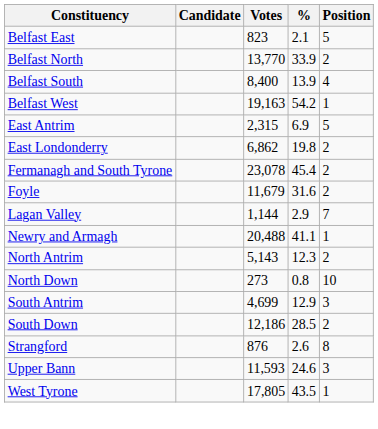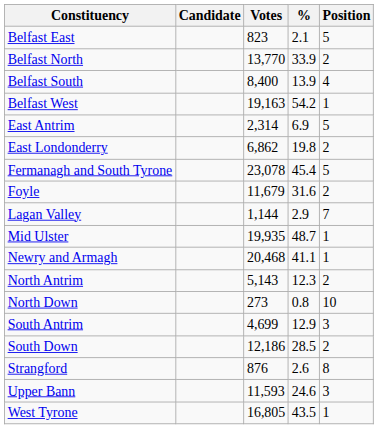(263, 125) 2,315 -> (263, 125) 2,314
(326, 170) 2 -> (326, 170) 5
+ row: (38, 236)
(266, 236) 20,488 -> (266, 258) 20,468
(266, 390) 17,805 -> (266, 412) 16,805
